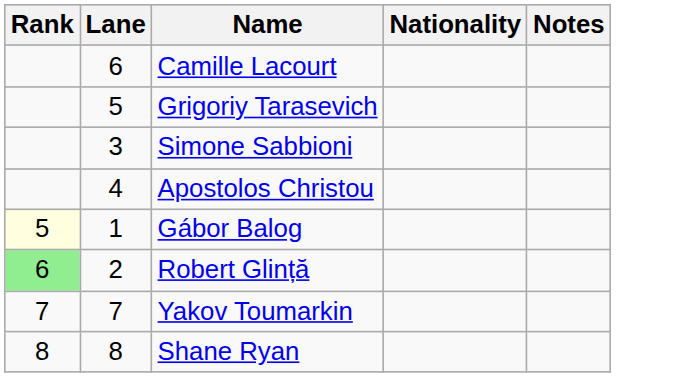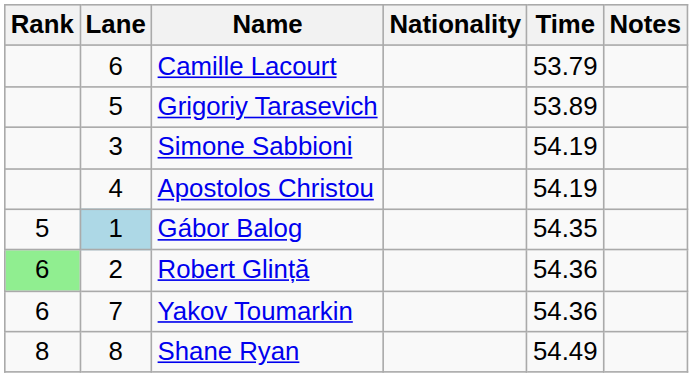+ column: (565, 24)
(42, 229) lightyellow background -> (42, 229) no background
(116, 229) no background -> (116, 229) lightblue background
(42, 310) 7 -> (42, 310) 6
